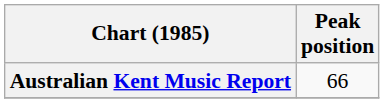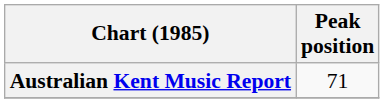(338, 80) 66 -> (338, 80) 71
